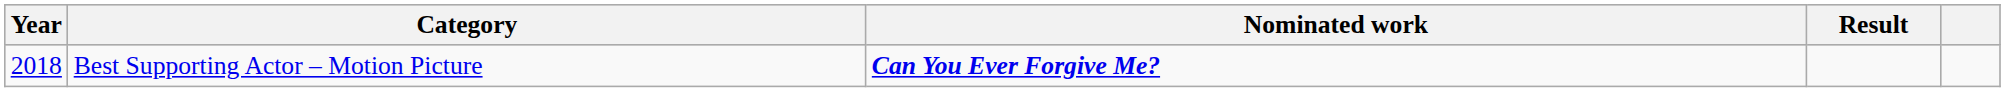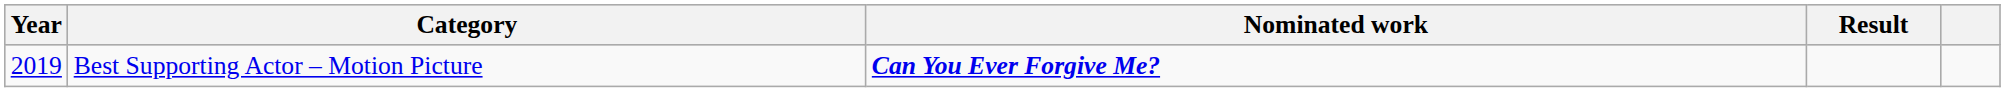(36, 65) 2018 -> (36, 65) 2019
